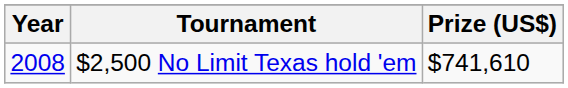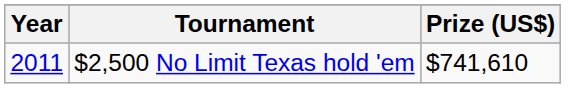(38, 62) 2008 -> (37, 62) 2011
